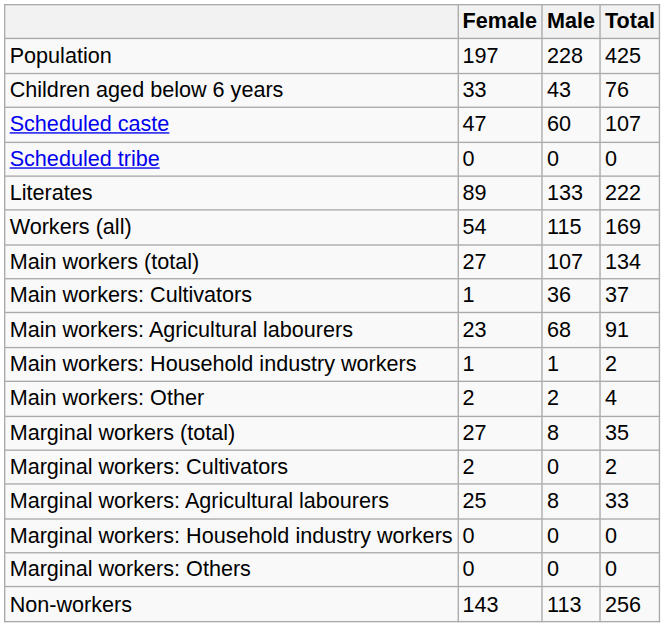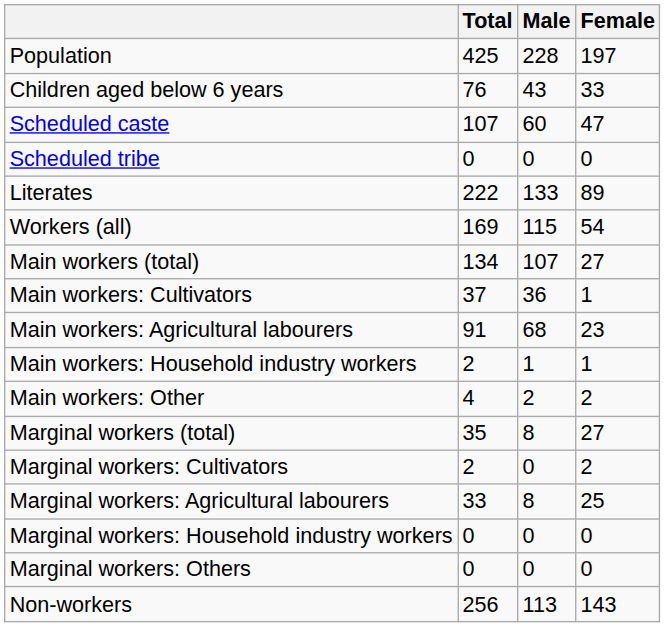columns swapped: (630, 21) <-> (500, 21)
